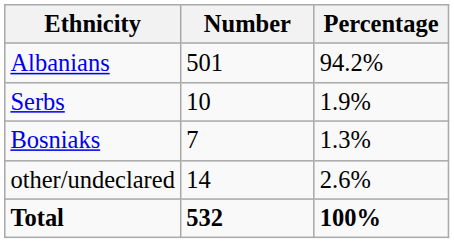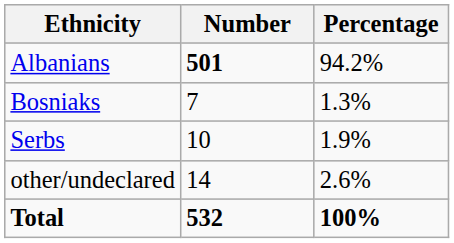(205, 62) normal -> (205, 62) bold
rows swapped: (38, 101) <-> (55, 140)
